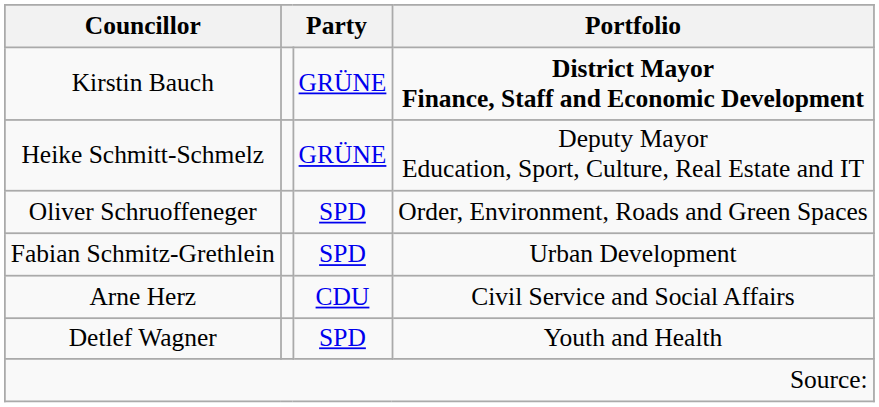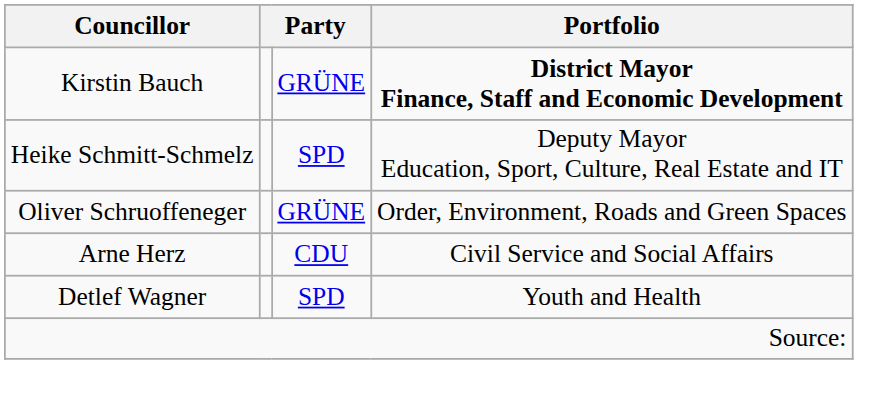(342, 155) GRÜNE -> (321, 155) SPD
(342, 212) SPD -> (321, 212) GRÜNE
- row: (143, 254)
